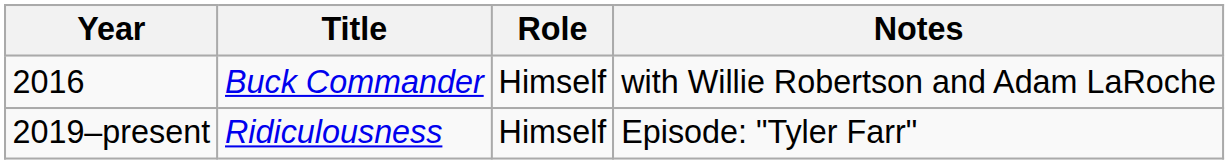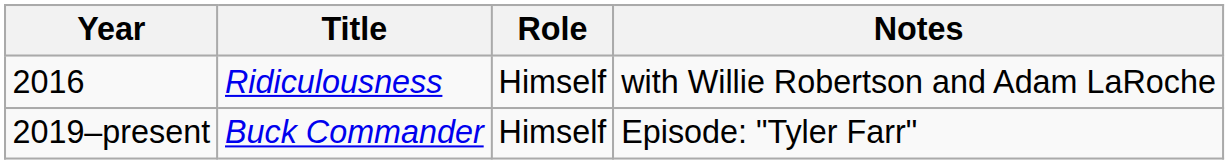(354, 81) Buck Commander -> (334, 81) Ridiculousness
(334, 132) Ridiculousness -> (354, 132) Buck Commander
